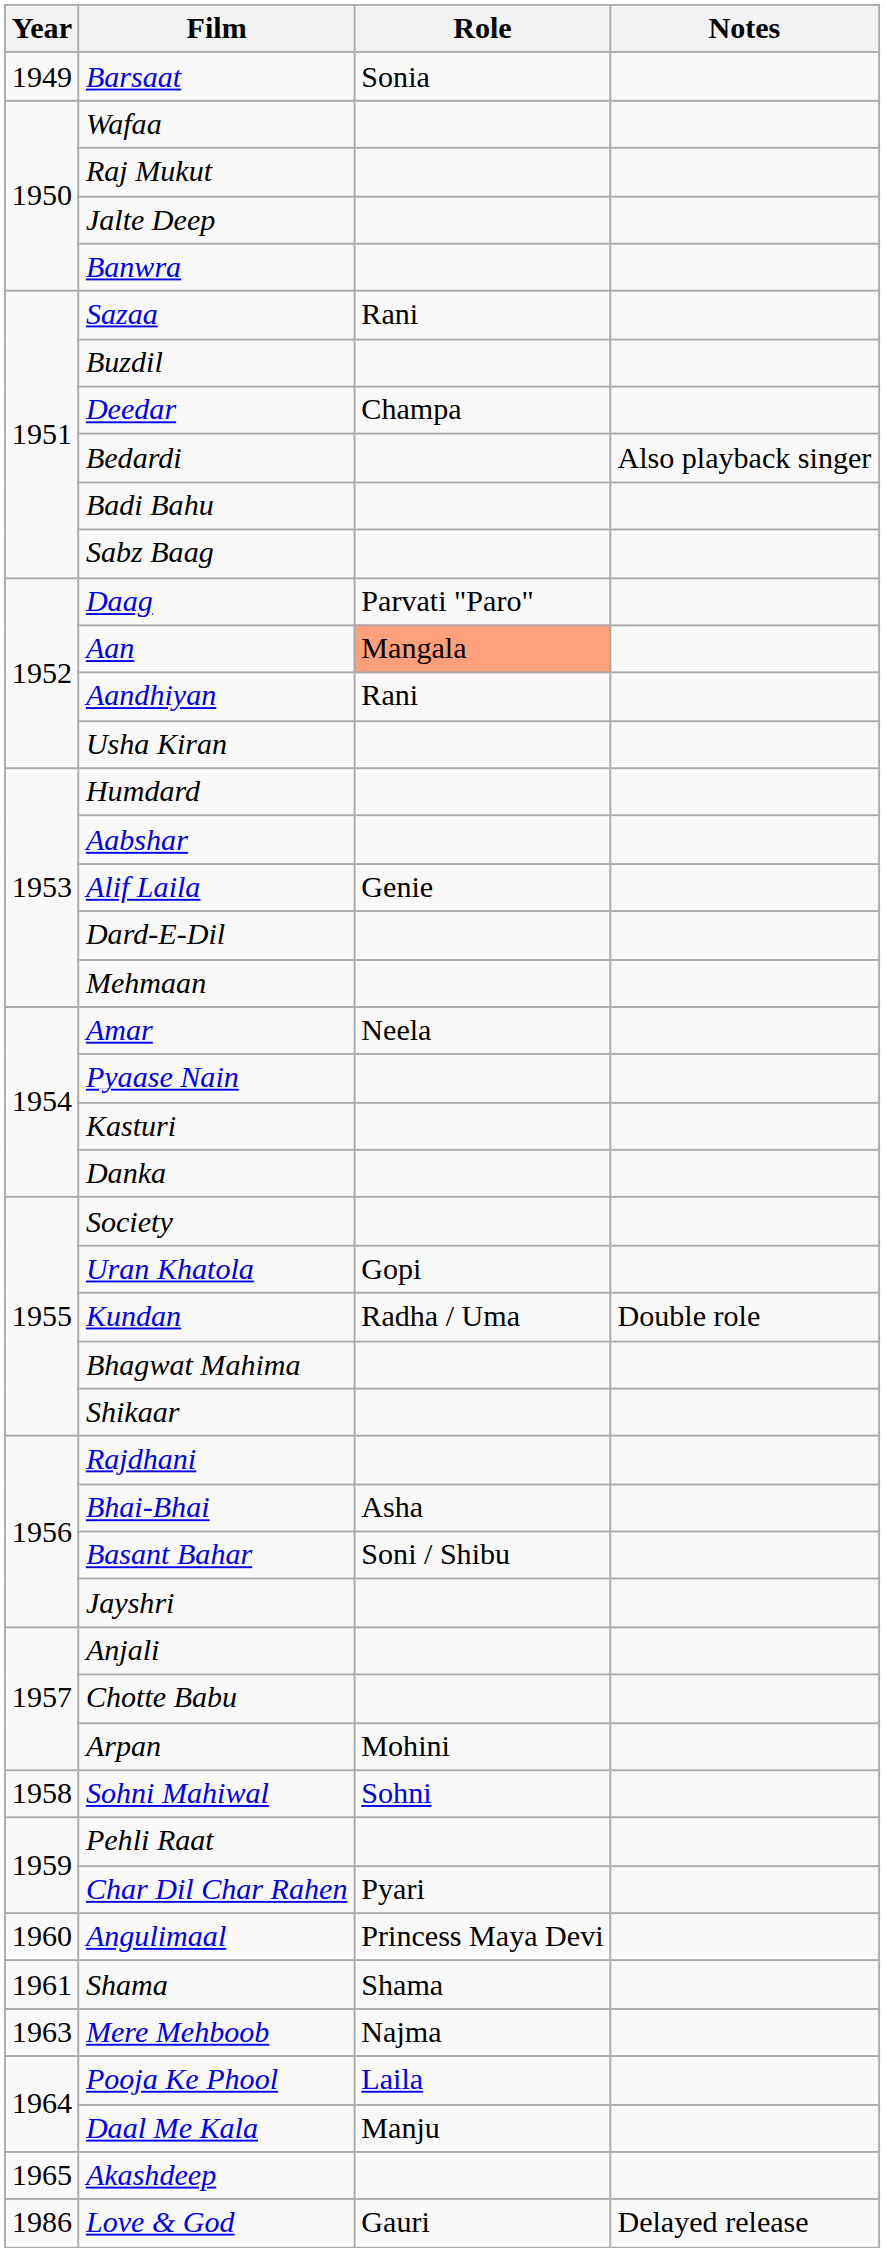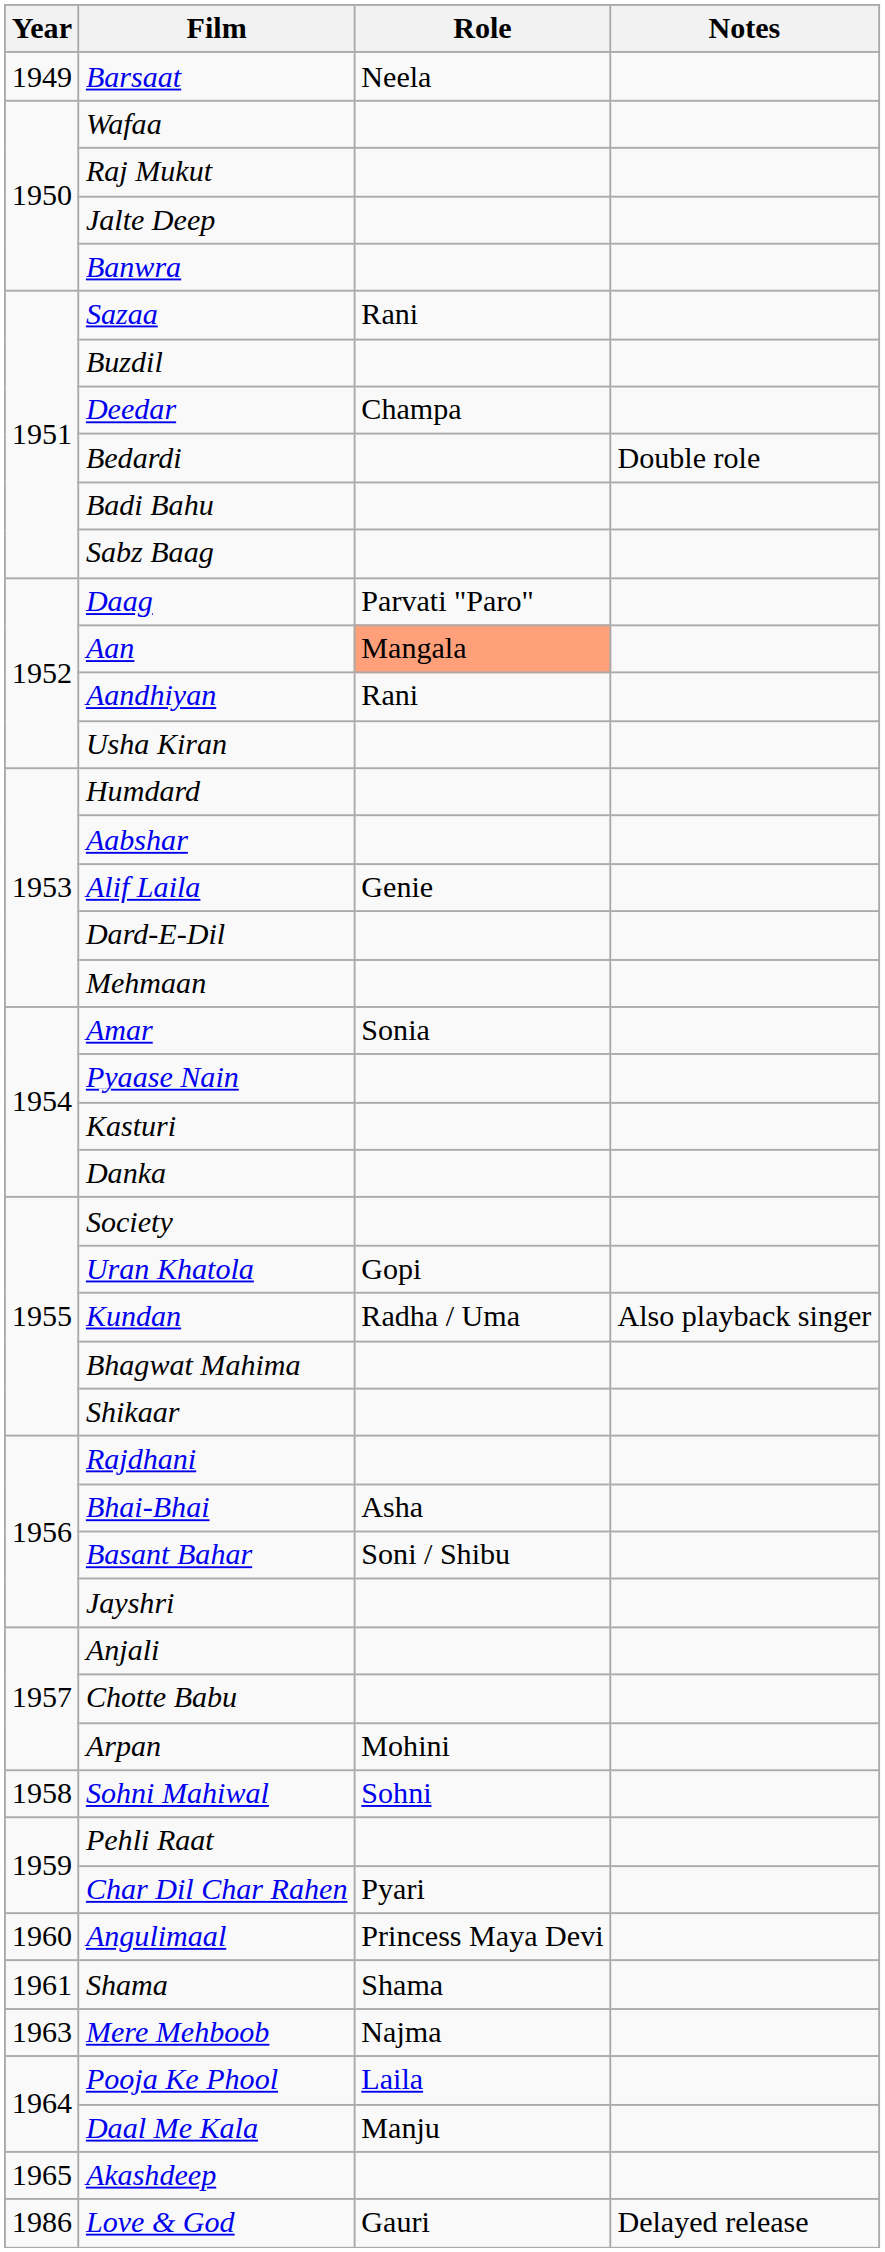(396, 76) Sonia -> (396, 76) Neela
(744, 457) Also playback singer -> (689, 457) Double role
(396, 1030) Neela -> (396, 1030) Sonia
(689, 1316) Double role -> (744, 1316) Also playback singer
